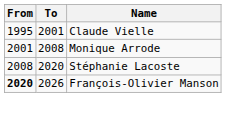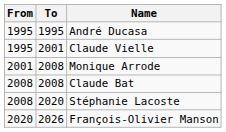+ row: (108, 31)
+ row: (102, 84)
(20, 84) bold -> (20, 119) normal
